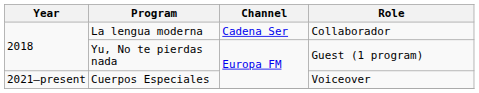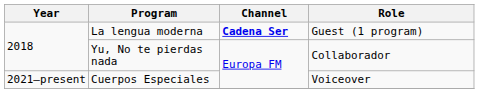(255, 31) normal -> (255, 31) bold
(351, 31) Collaborador -> (367, 31) Guest (1 program)
(367, 55) Guest (1 program) -> (351, 55) Collaborador
